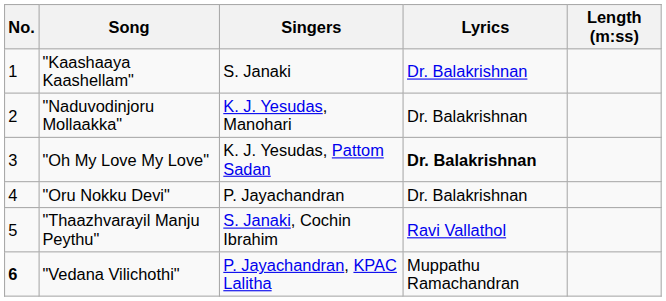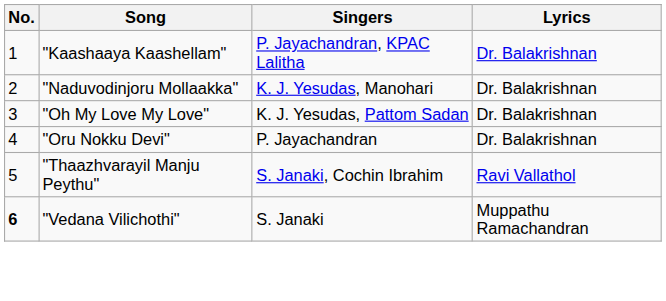- column: (614, 27)
(257, 71) S. Janaki -> (343, 53) P. Jayachandran, KPAC Lalitha
(472, 160) bold -> (537, 114) normal
(310, 275) P. Jayachandran, KPAC Lalitha -> (290, 220) S. Janaki
